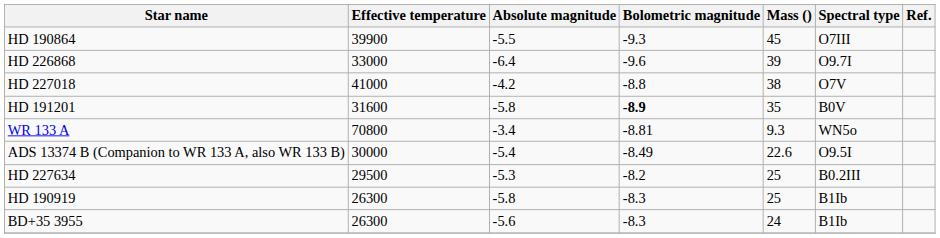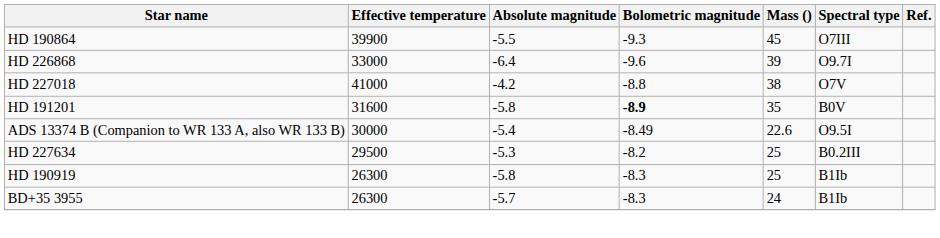- row: (39, 130)
(504, 221) -5.6 -> (504, 198) -5.7
